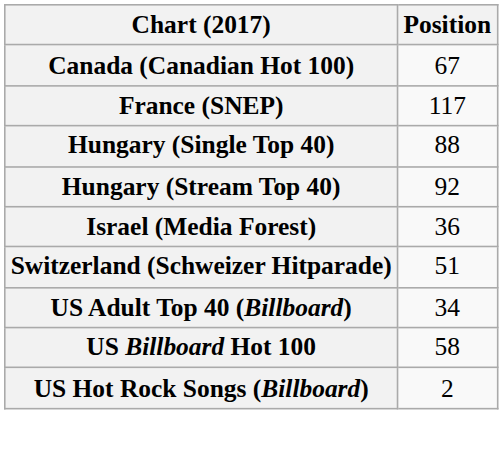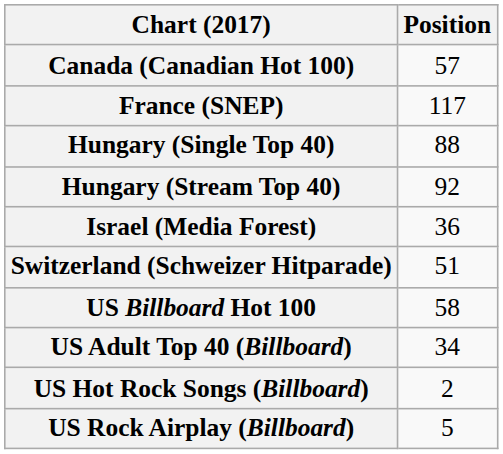(447, 65) 67 -> (447, 65) 57
rows swapped: (201, 347) <-> (201, 307)
+ row: (201, 428)
